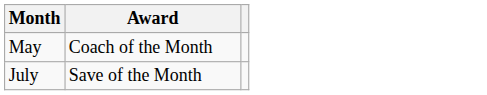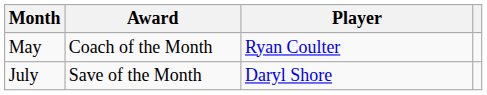+ column: (357, 18)
